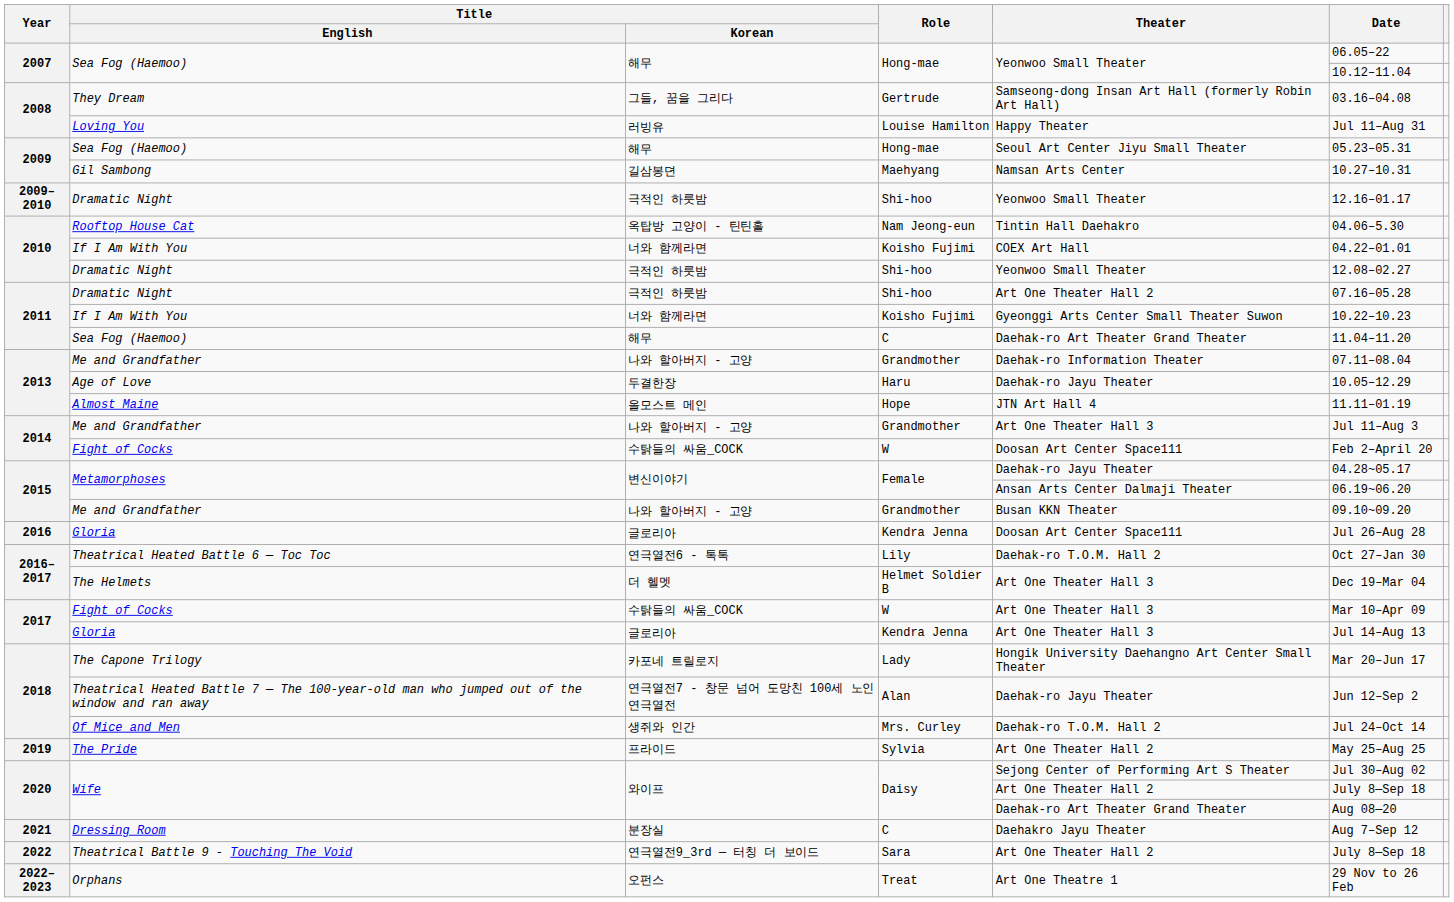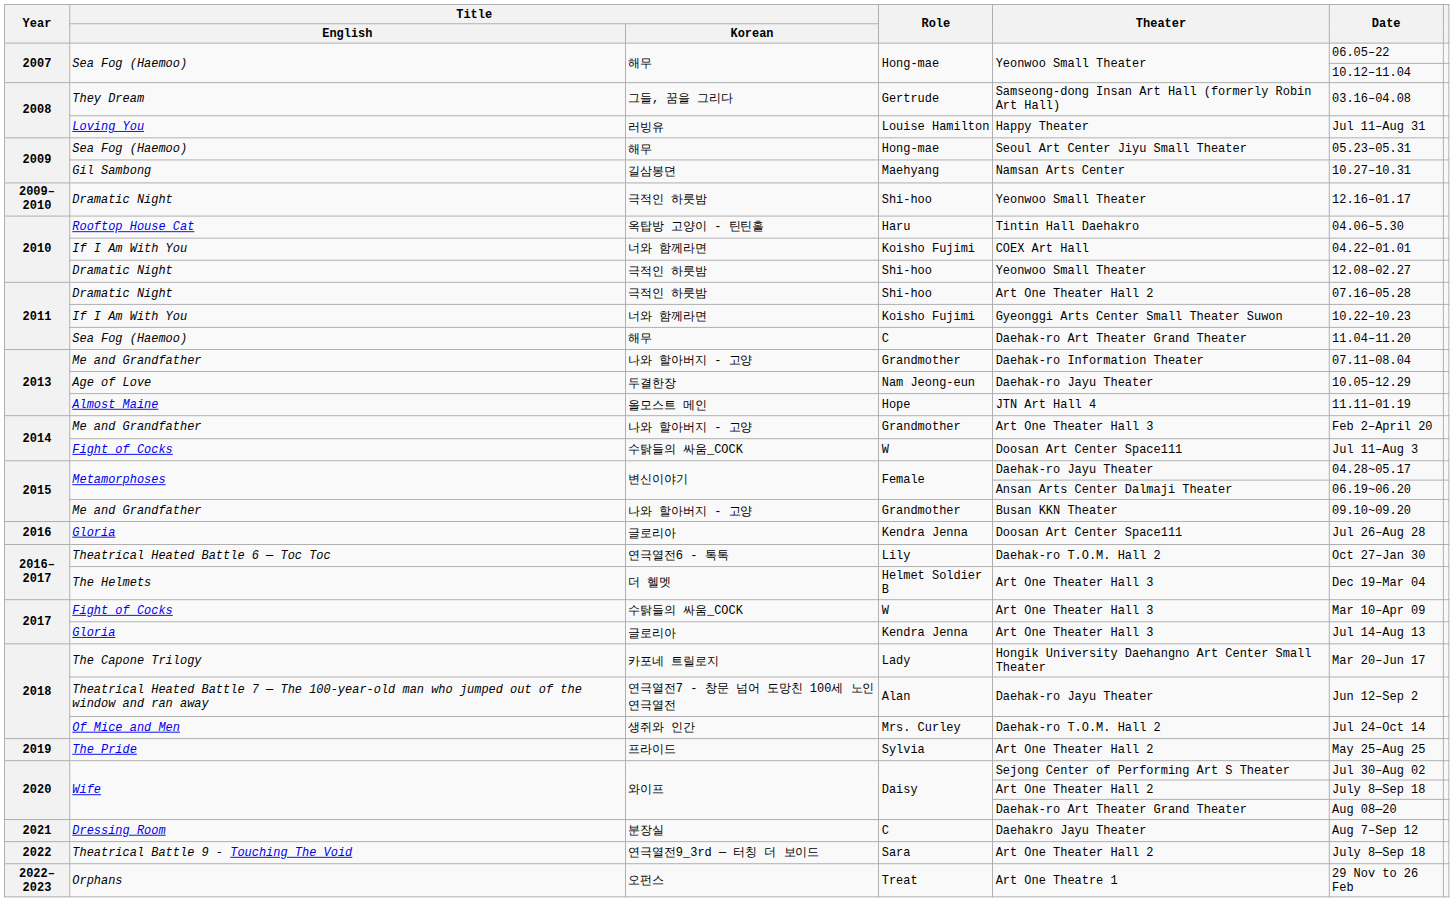(928, 227) Nam Jeong-eun -> (896, 227) Haru
(896, 383) Haru -> (928, 383) Nam Jeong-eun
(1375, 427) Jul 11–Aug 3 -> (1382, 427) Feb 2–April 20
(1382, 449) Feb 2–April 20 -> (1375, 449) Jul 11–Aug 3
